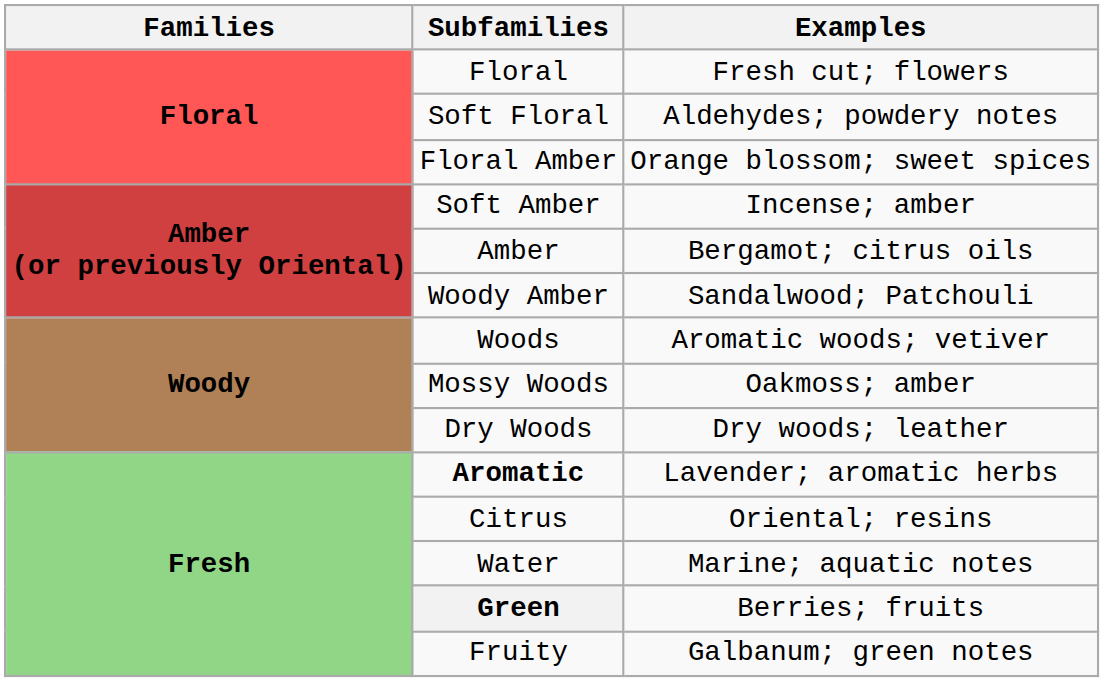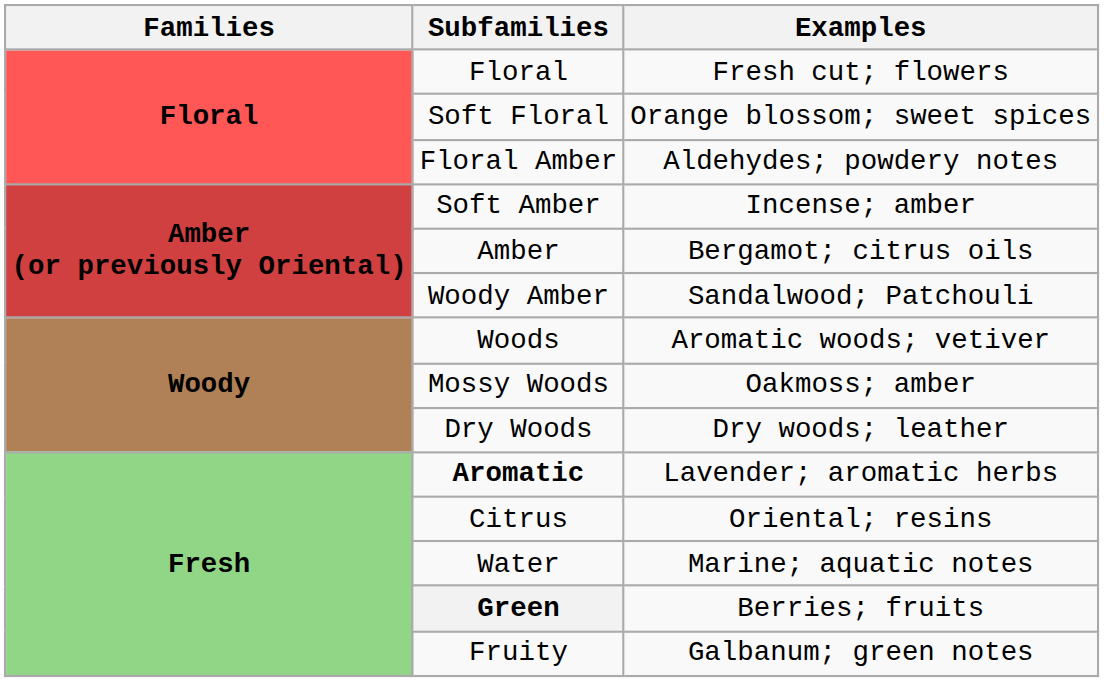(861, 117) Aldehydes; powdery notes -> (861, 117) Orange blossom; sweet spices
(861, 162) Orange blossom; sweet spices -> (861, 162) Aldehydes; powdery notes
